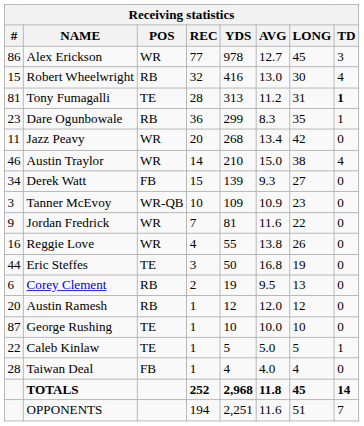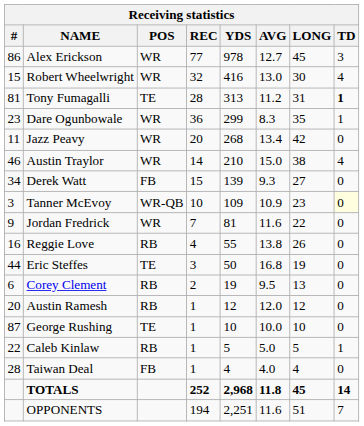(149, 77) RB -> (150, 77) WR
(149, 118) RB -> (150, 118) WR
(340, 202) no background -> (340, 202) lightyellow background
(150, 243) WR -> (149, 243) RB
(148, 347) TE -> (149, 347) RB
